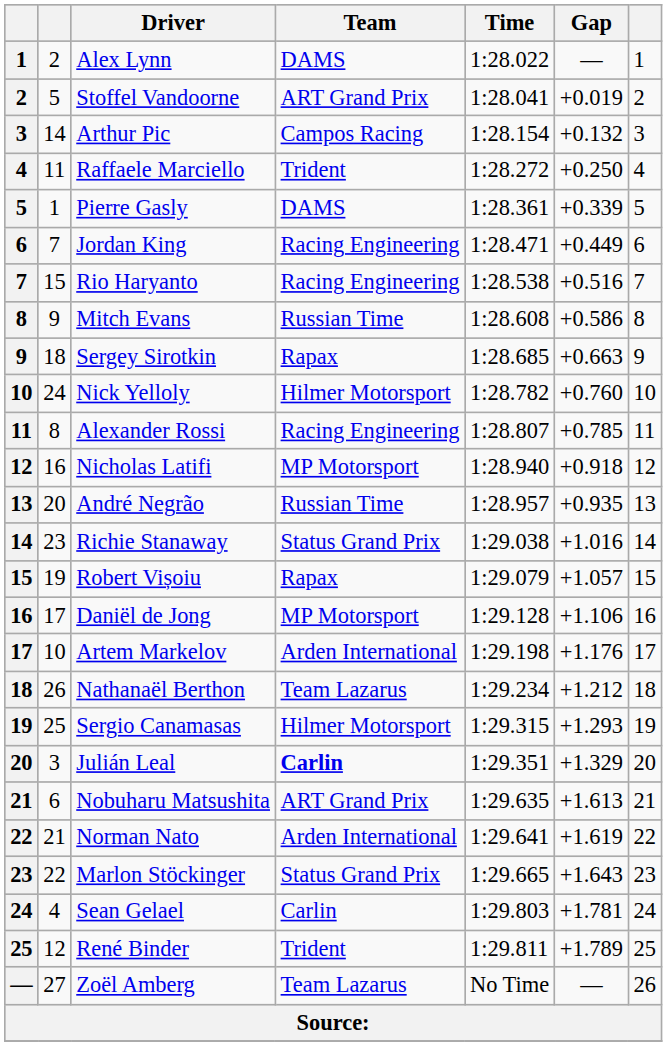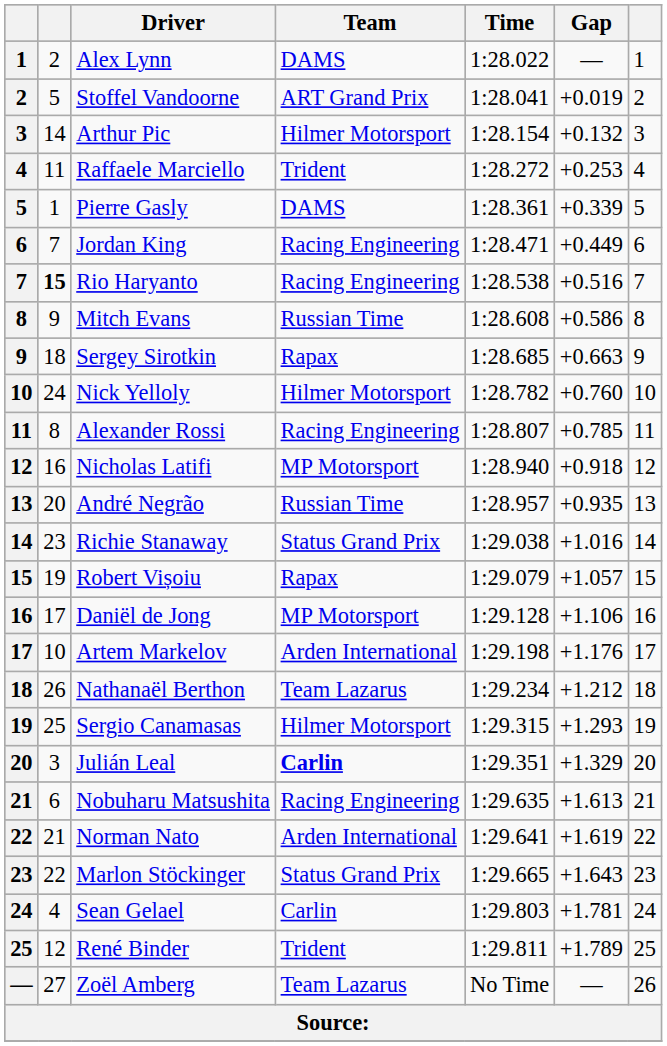(352, 133) Campos Racing -> (366, 133) Hilmer Motorsport
(591, 170) +0.250 -> (591, 170) +0.253
(54, 281) normal -> (54, 281) bold
(354, 800) ART Grand Prix -> (370, 800) Racing Engineering
